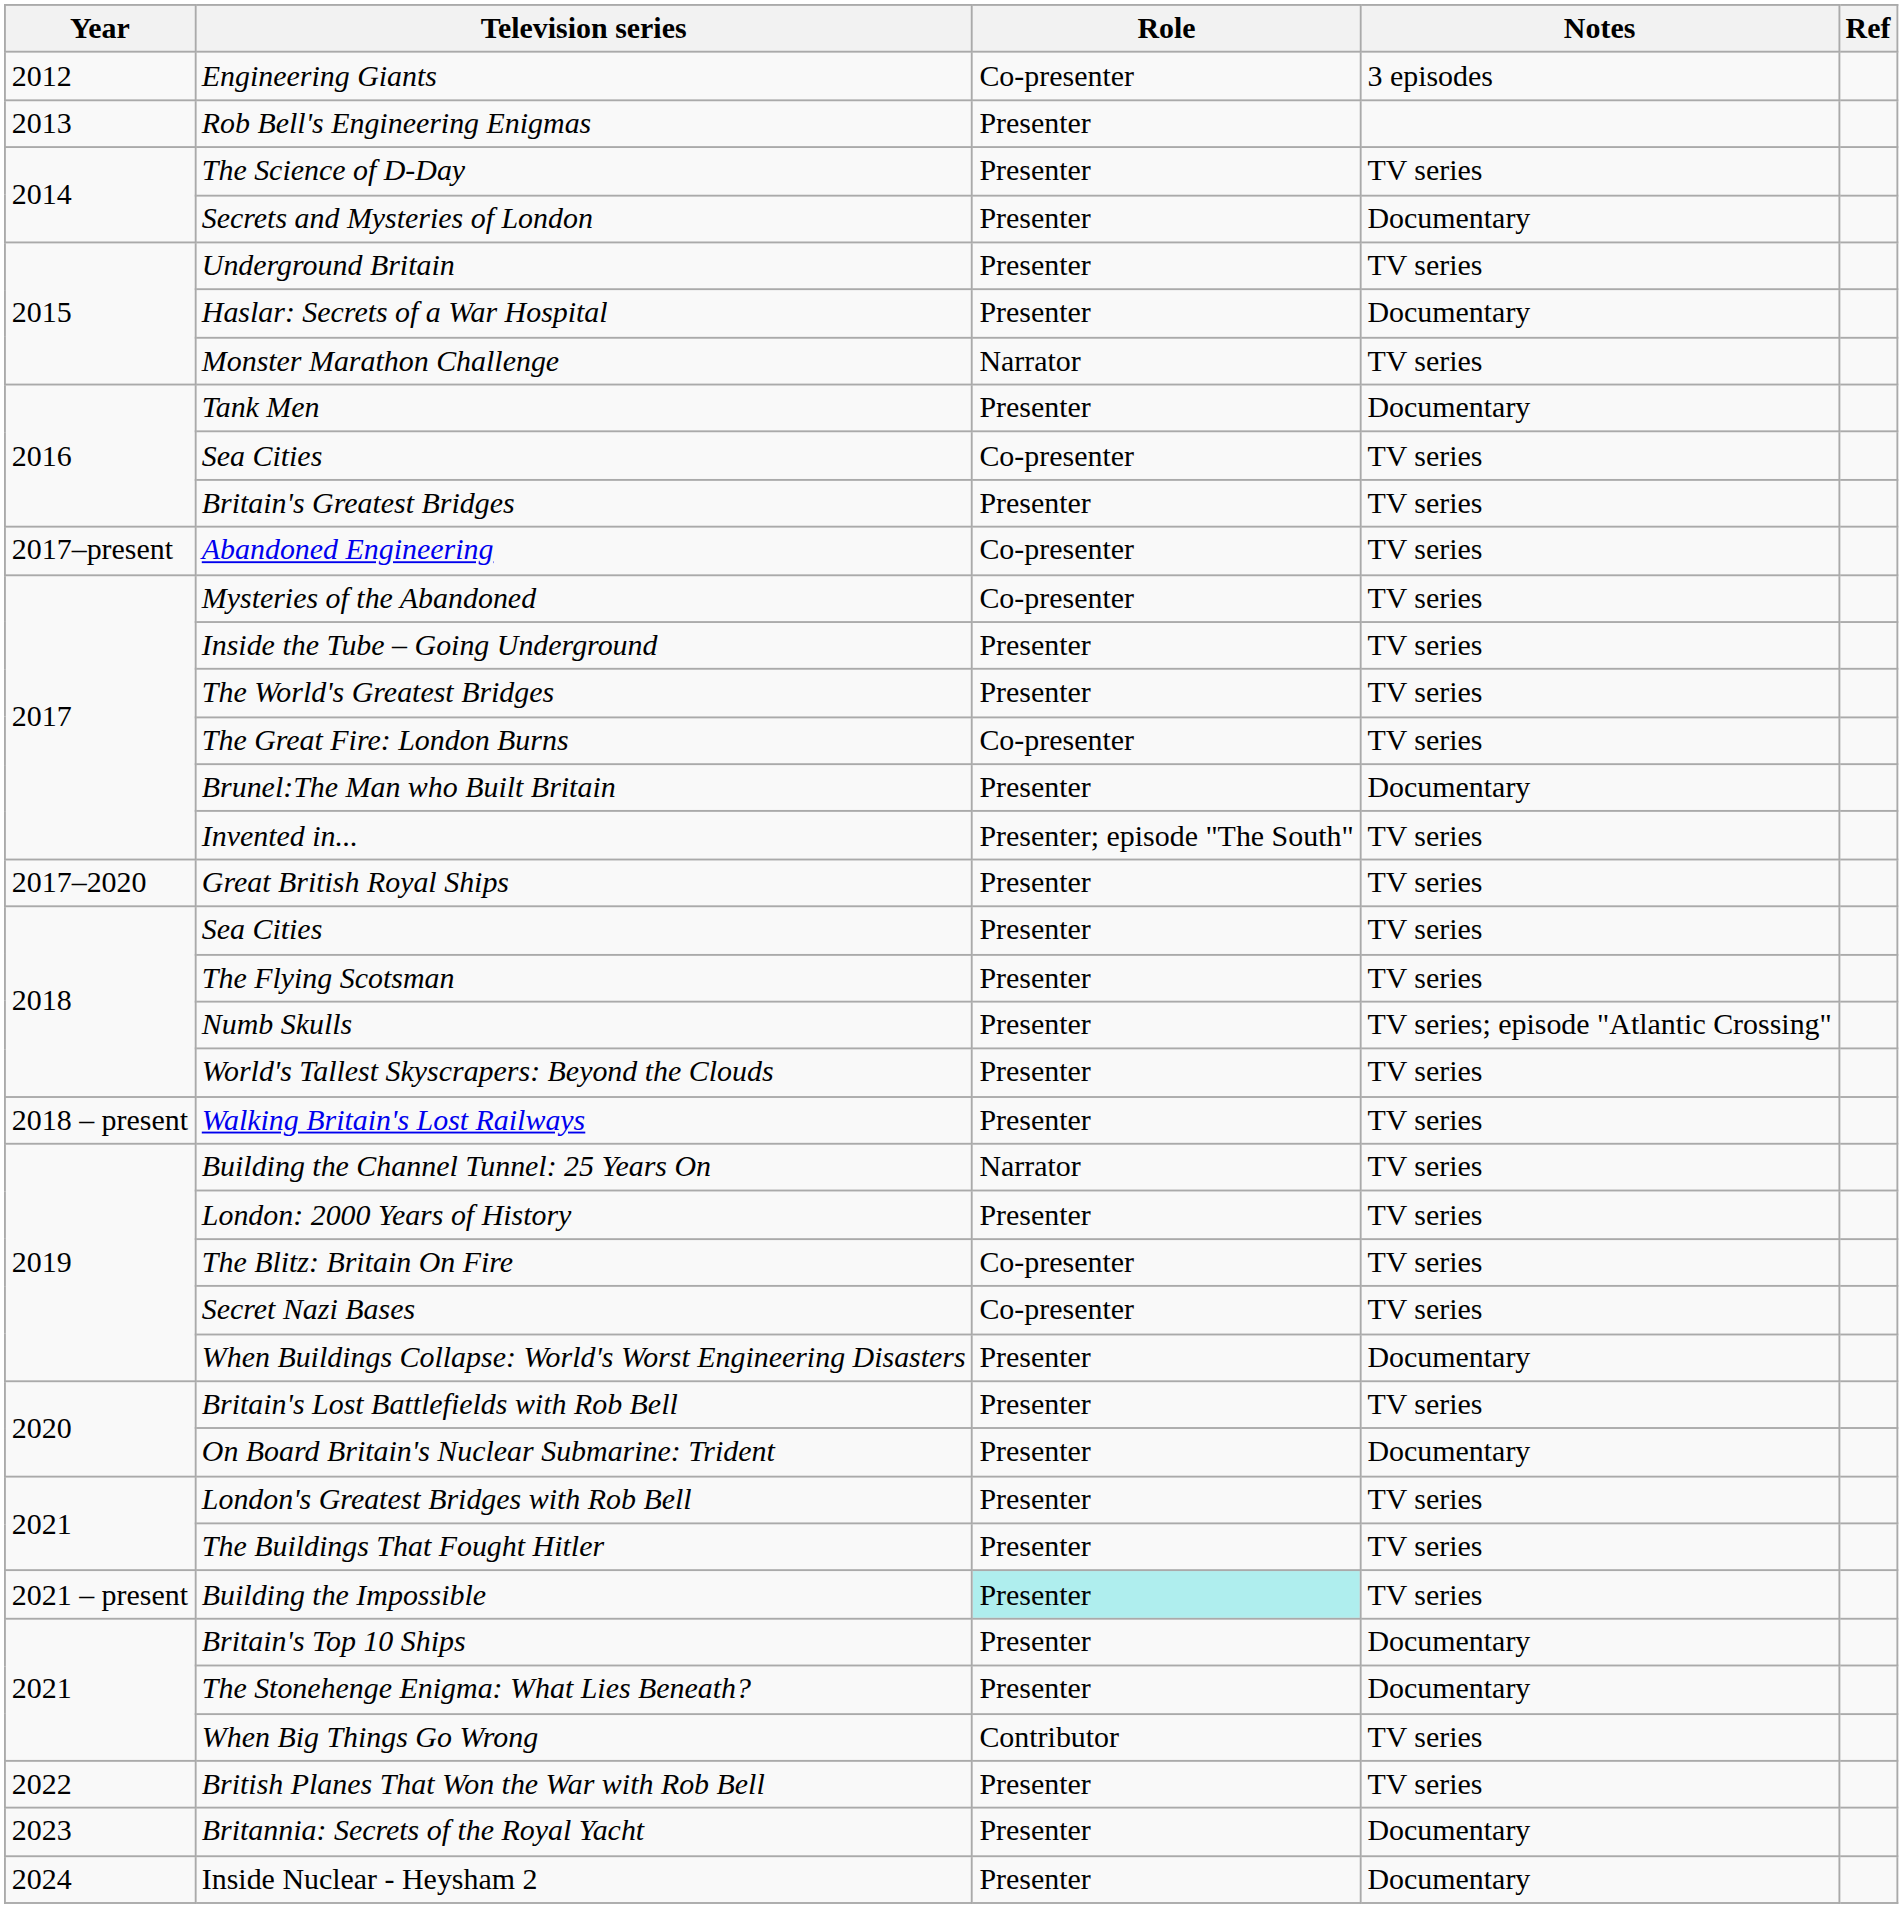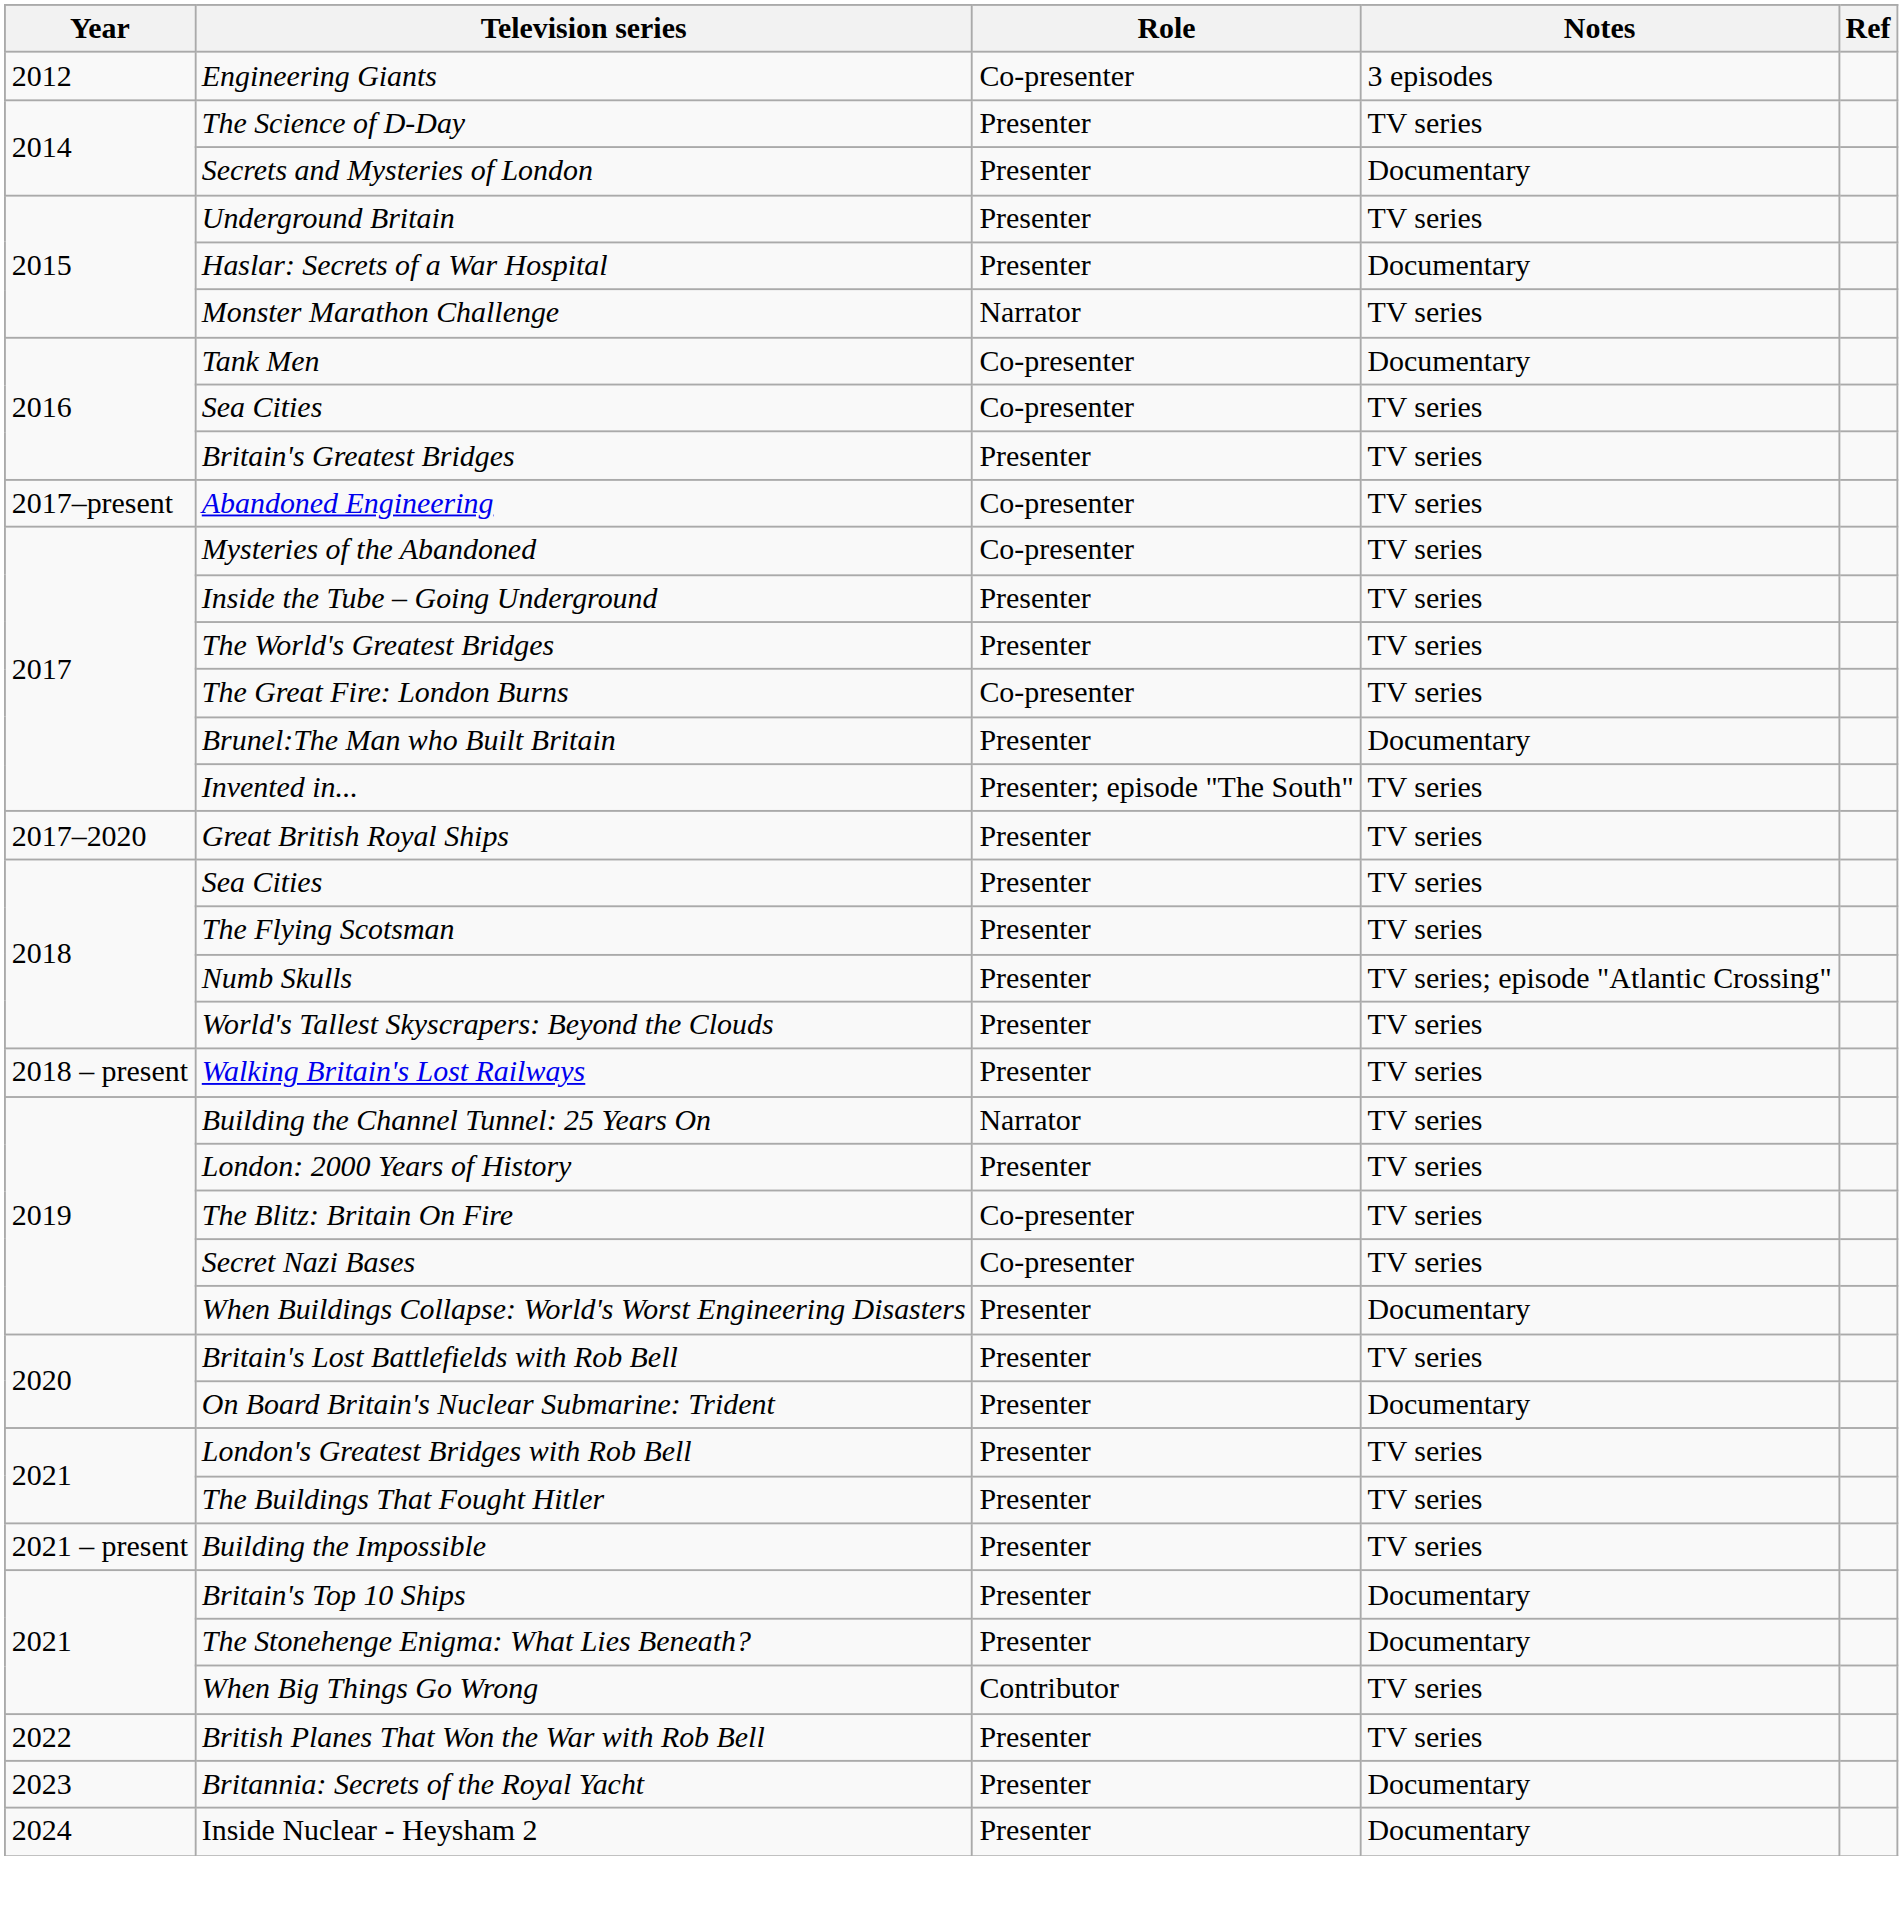- row: (42, 123)
(1035, 407) Presenter -> (1057, 360) Co-presenter
(1035, 1594) paleturquoise background -> (1035, 1546) no background
